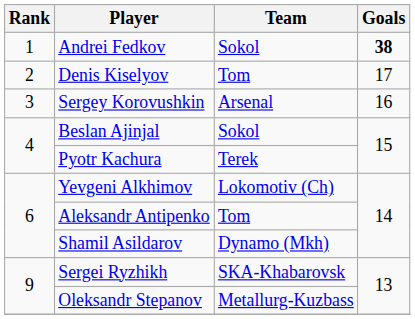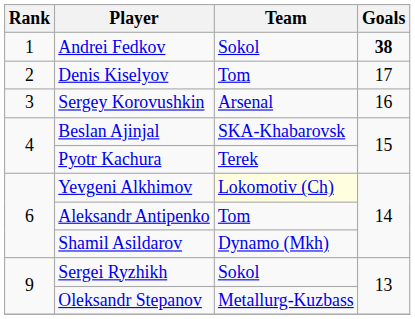(239, 131) Sokol -> (282, 131) SKA-Khabarovsk
(276, 187) no background -> (276, 187) lightyellow background
(282, 272) SKA-Khabarovsk -> (239, 272) Sokol
